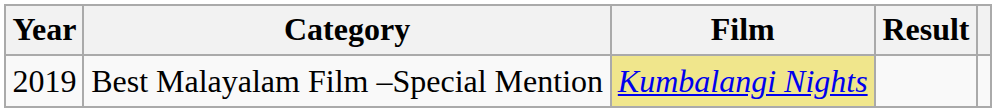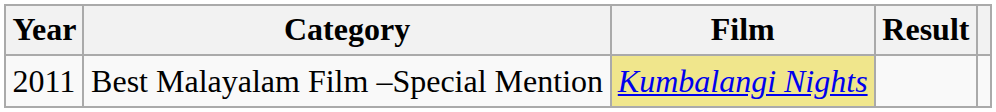(44, 80) 2019 -> (44, 80) 2011
